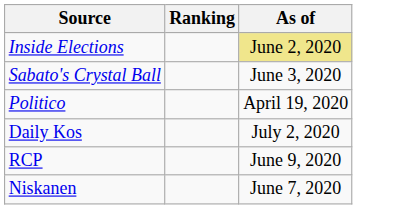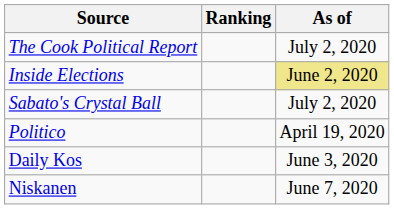+ row: (103, 47)
(296, 75) June 3, 2020 -> (332, 103) July 2, 2020
(296, 132) July 2, 2020 -> (332, 160) June 3, 2020
- row: (26, 160)
